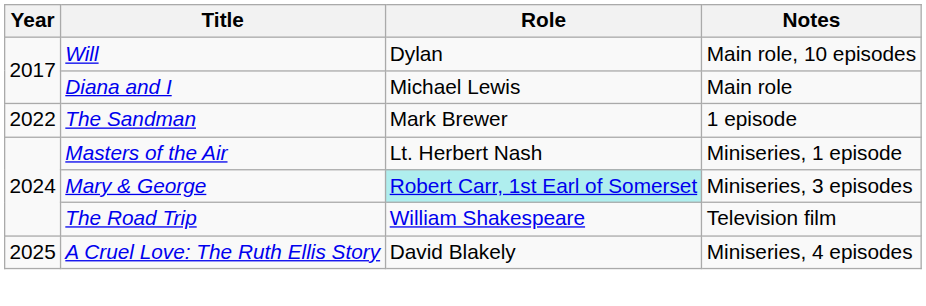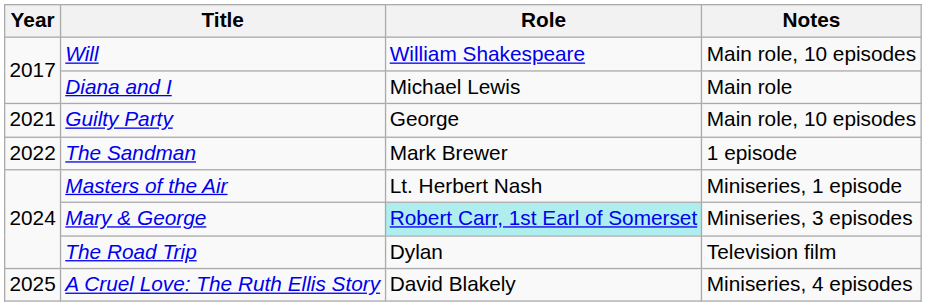(416, 53) Dylan -> (487, 53) William Shakespeare
+ row: (119, 119)
(487, 218) William Shakespeare -> (416, 251) Dylan
